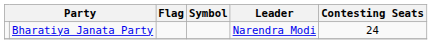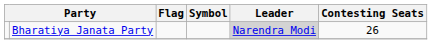(274, 30) no background -> (274, 30) lightgrey background
(372, 30) 24 -> (372, 30) 26
